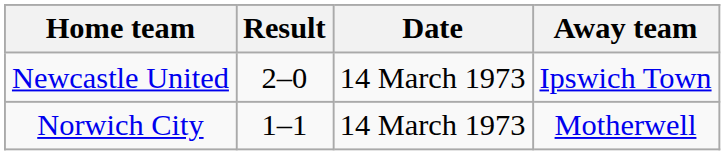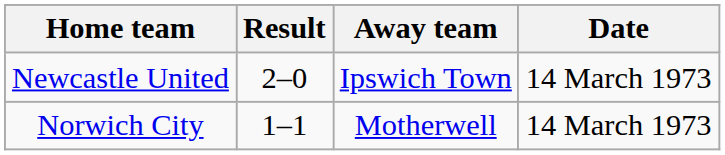columns swapped: (626, 28) <-> (433, 28)
